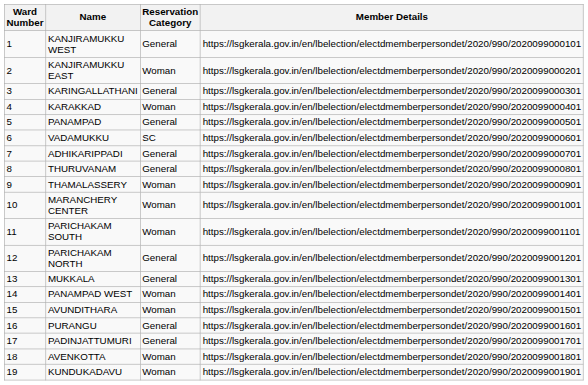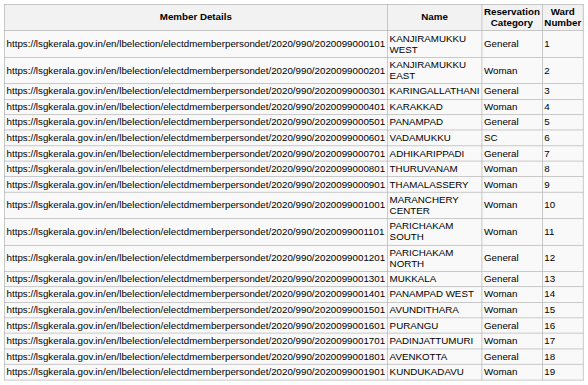columns swapped: (25, 17) <-> (392, 17)
(160, 169) General -> (501, 169) Woman
(160, 341) General -> (501, 341) Woman
(159, 356) Woman -> (501, 356) General
